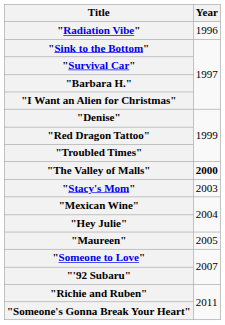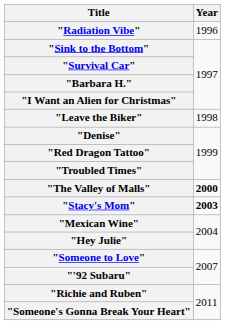+ row: (99, 118)
(207, 188) normal -> (207, 205) bold
- row: (99, 240)
